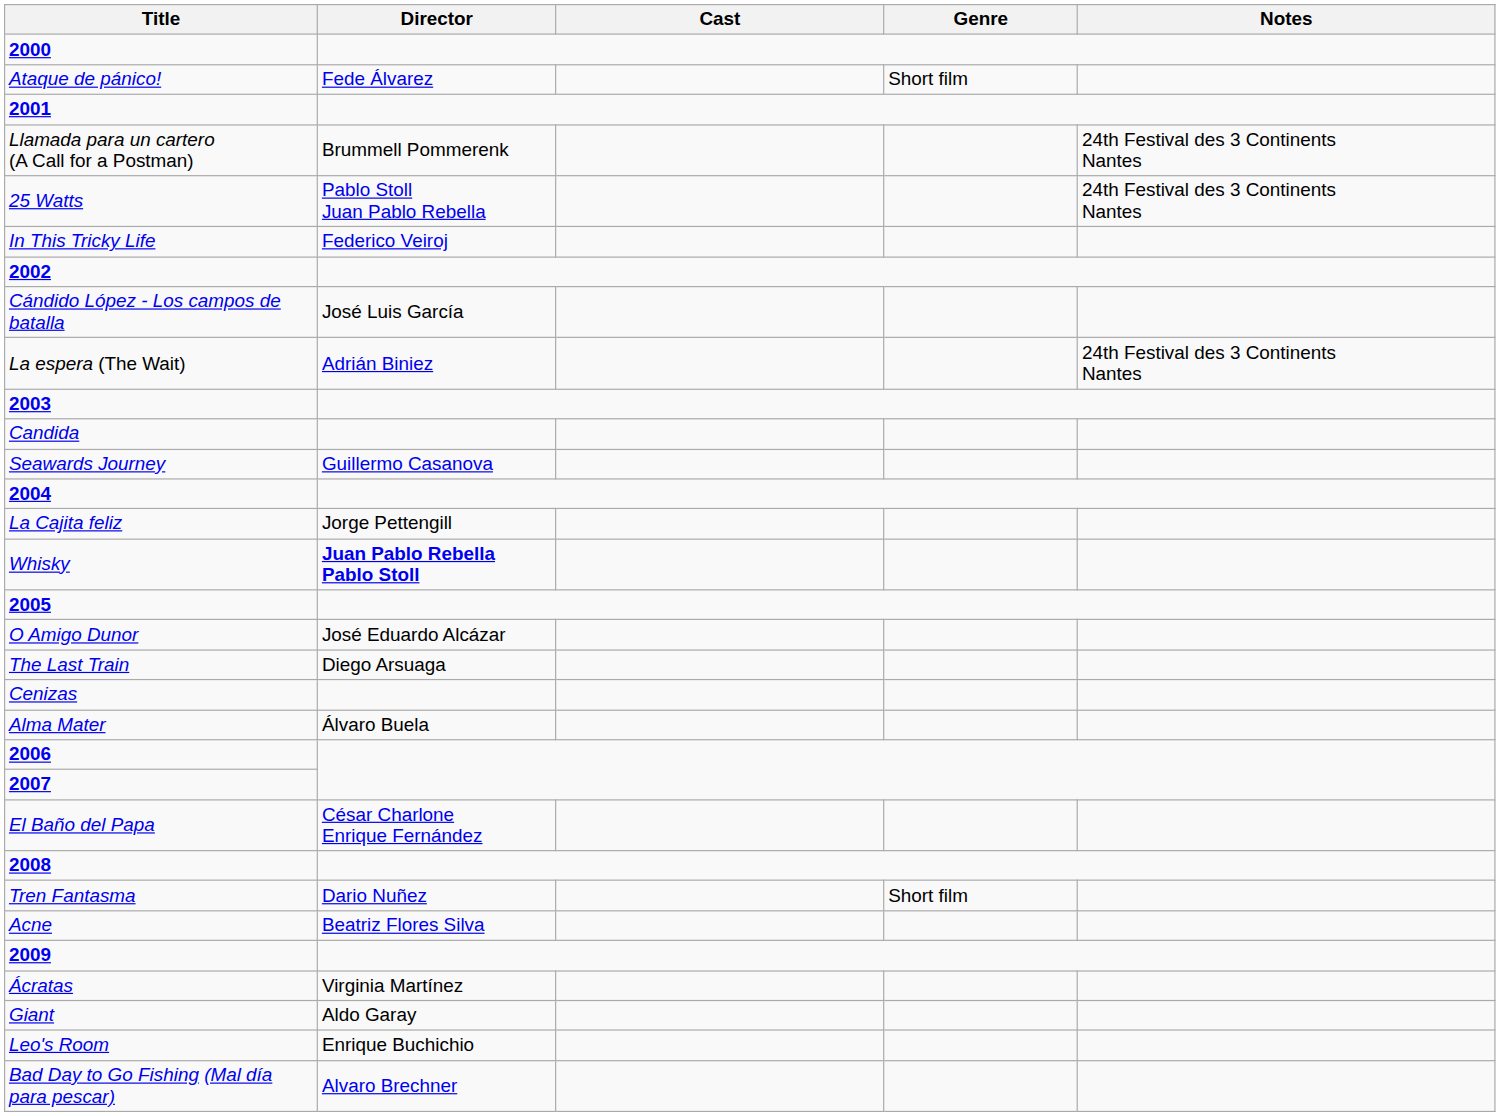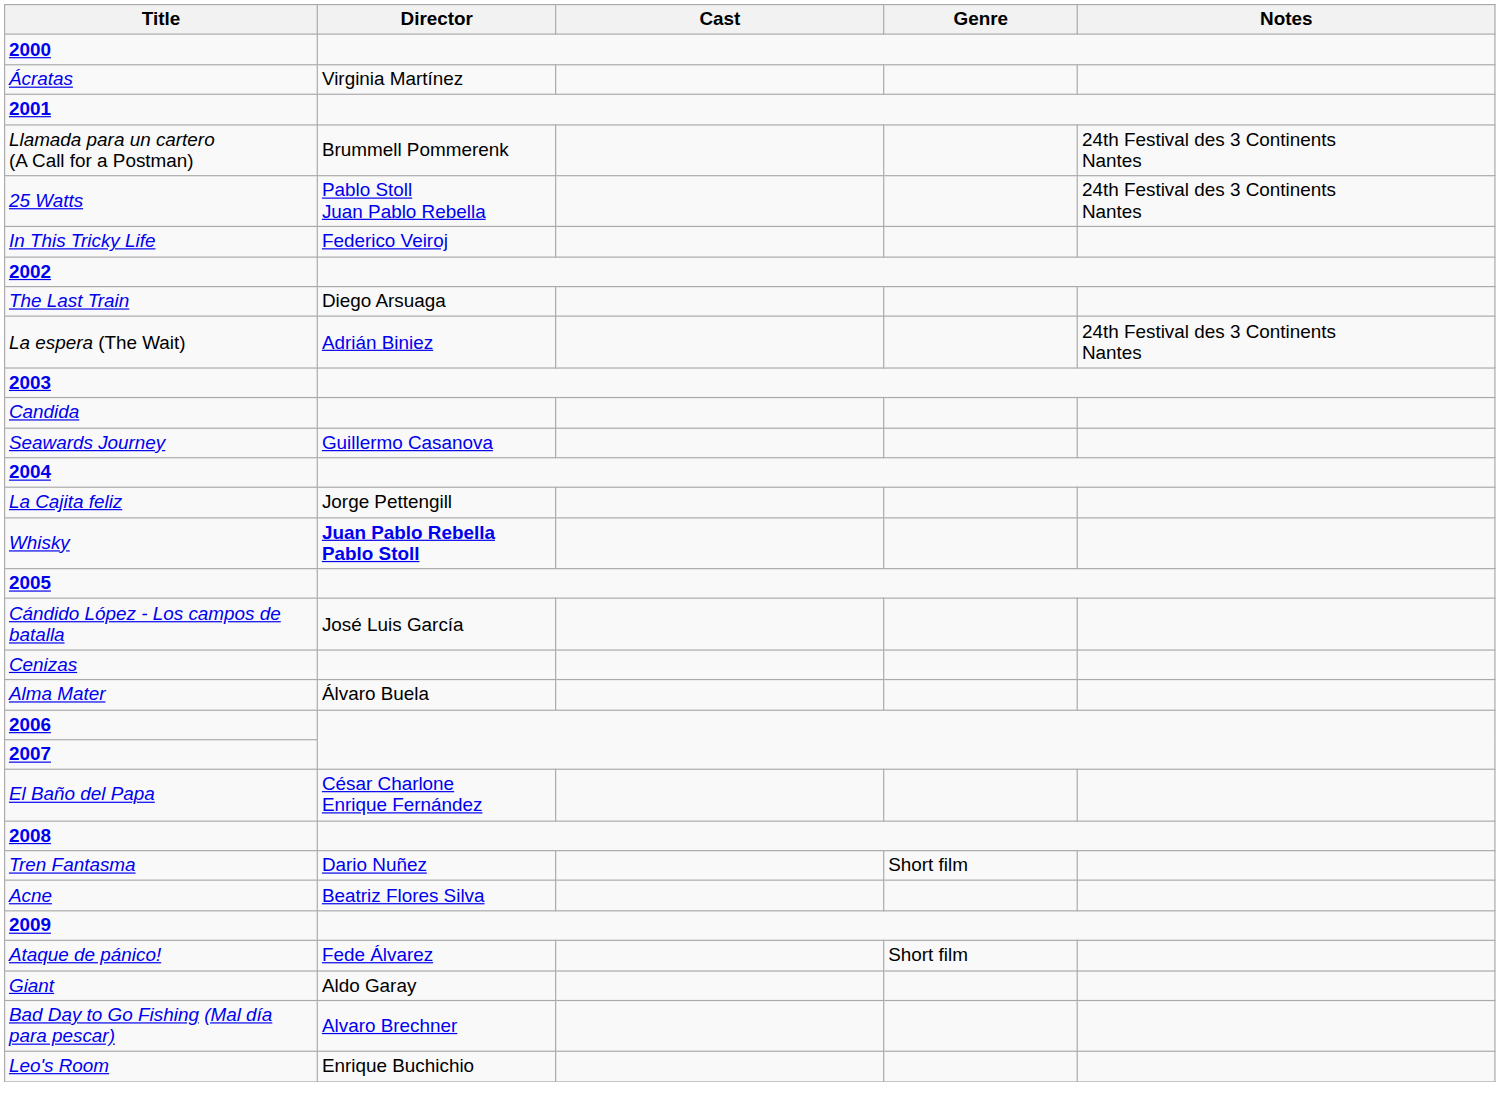rows swapped: (41, 985) <-> (85, 79)
rows swapped: (69, 664) <-> (145, 312)
- row: (74, 634)
rows swapped: (141, 1085) <-> (59, 1045)
